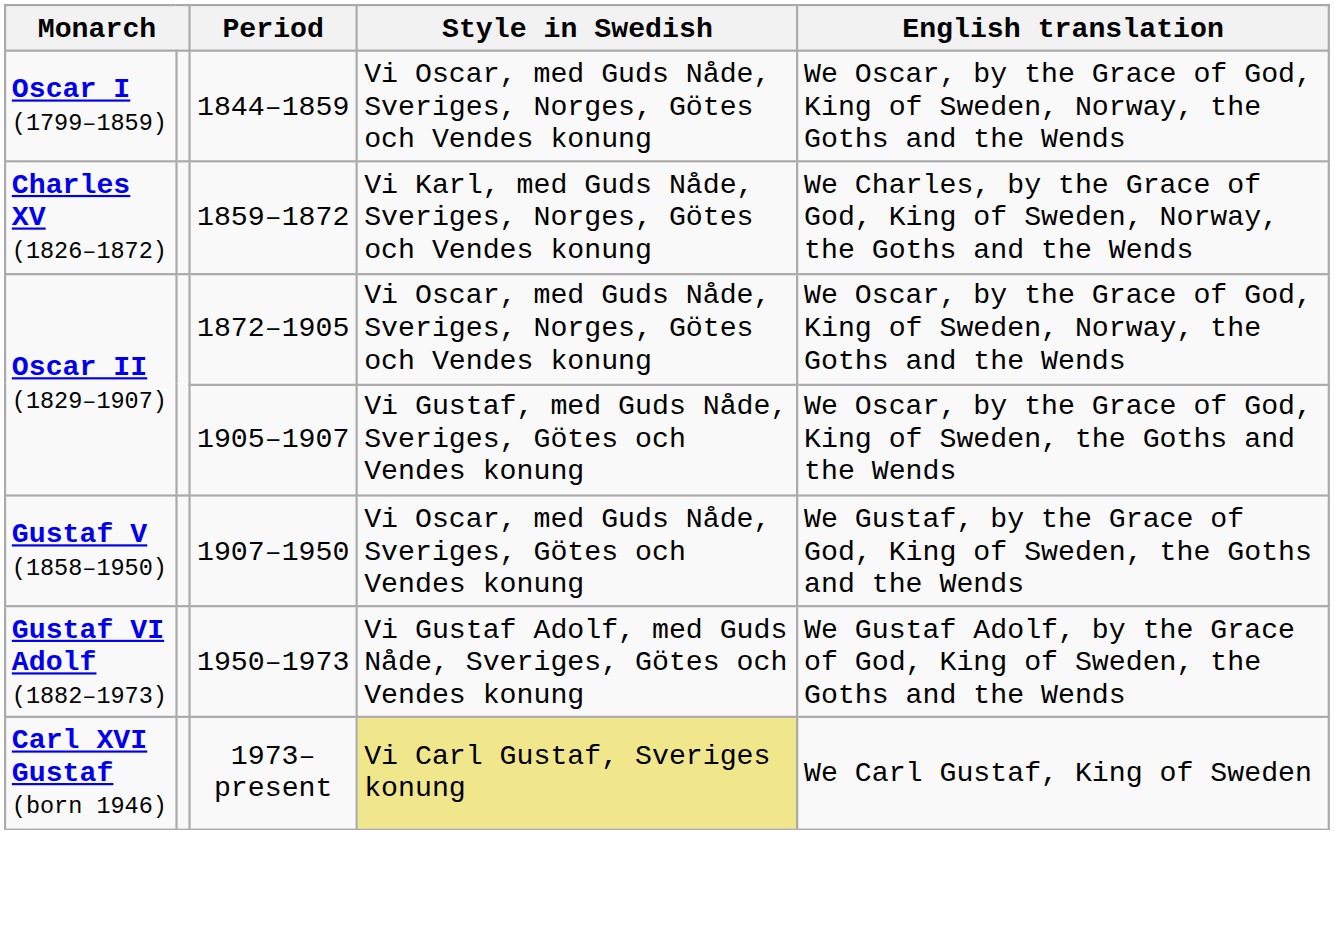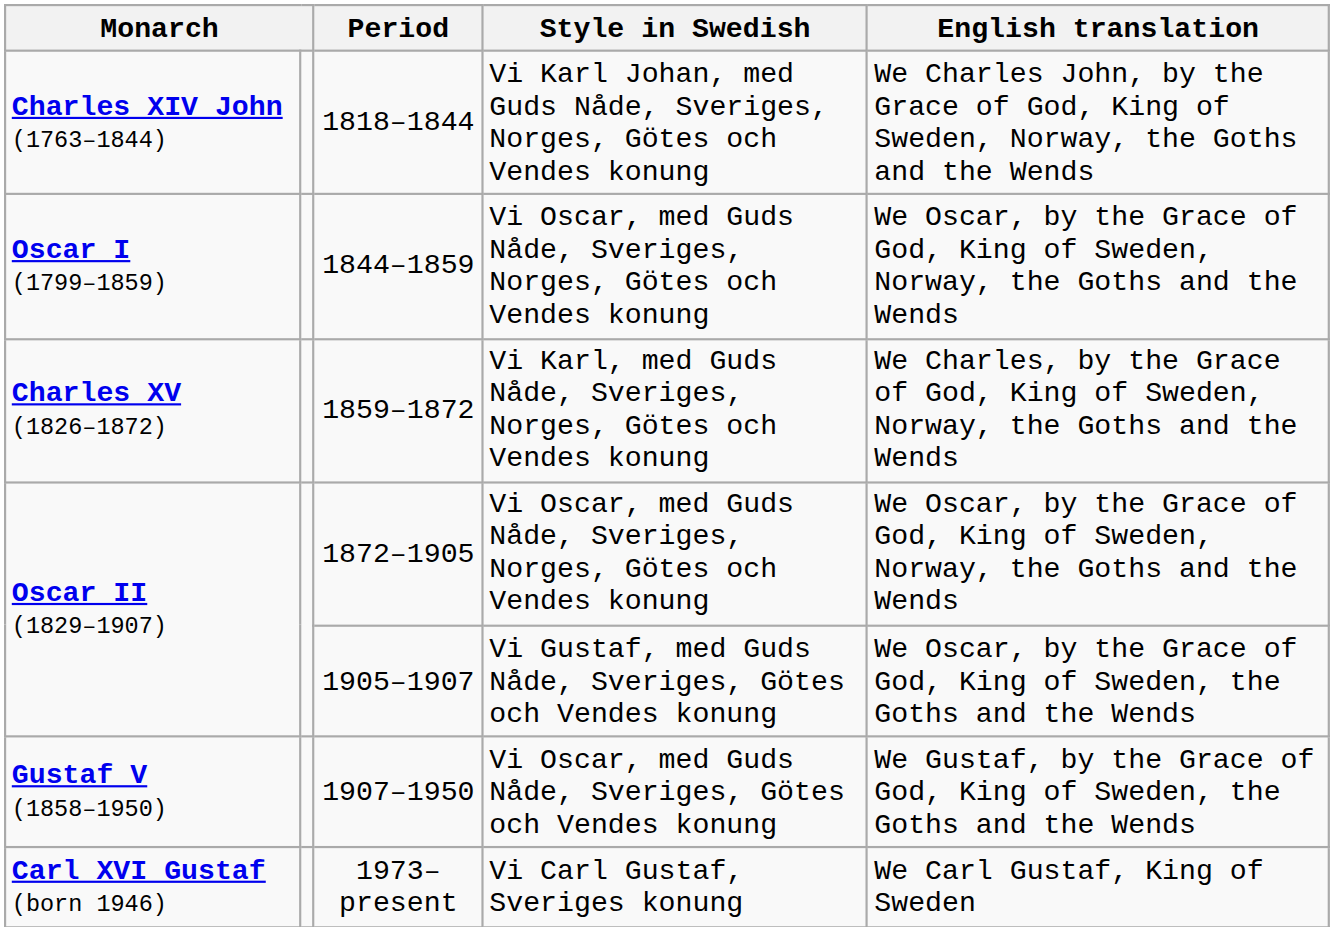+ row: (398, 123)
- row: (273, 662)
(567, 773) khaki background -> (616, 887) no background
